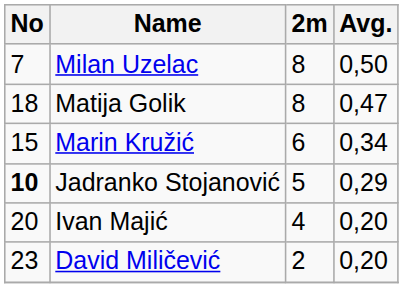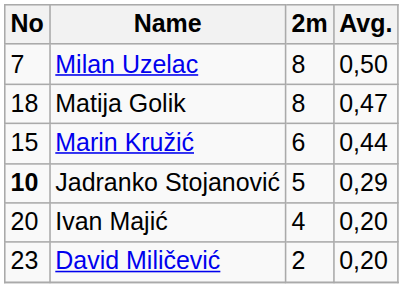(363, 143) 0,34 -> (363, 143) 0,44
